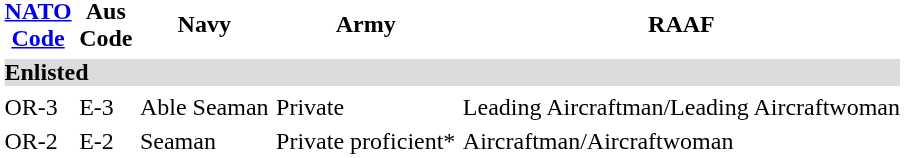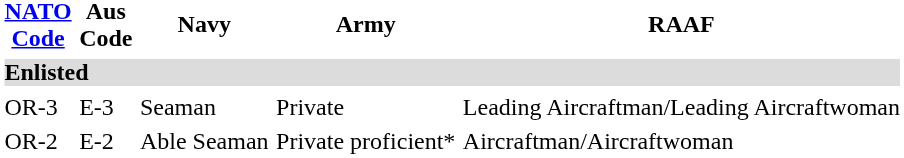(204, 106) Able Seaman -> (178, 106) Seaman
(178, 141) Seaman -> (204, 141) Able Seaman
